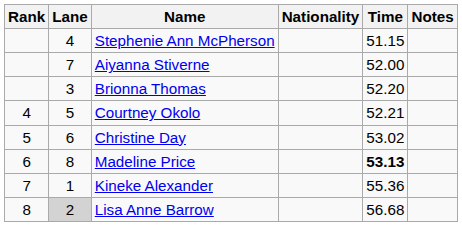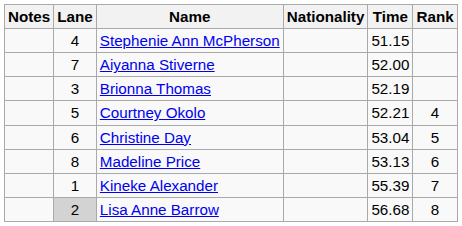columns swapped: (27, 17) <-> (433, 17)
(385, 89) 52.20 -> (390, 89) 52.19
(385, 137) 53.02 -> (390, 137) 53.04
(385, 161) bold -> (390, 161) normal
(385, 185) 55.36 -> (390, 185) 55.39
